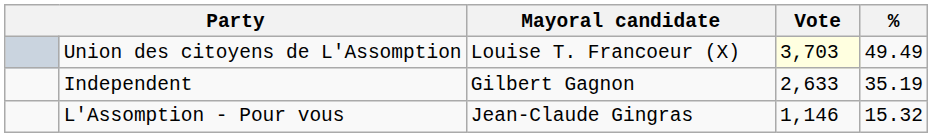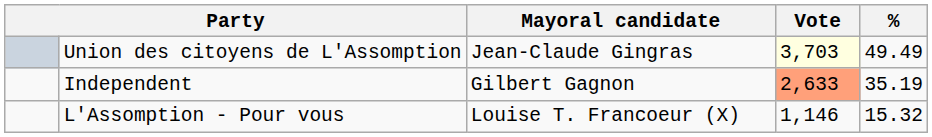(605, 52) Louise T. Francoeur (X) -> (582, 52) Jean-Claude Gingras
(809, 84) no background -> (809, 84) lightsalmon background
(582, 116) Jean-Claude Gingras -> (605, 116) Louise T. Francoeur (X)
